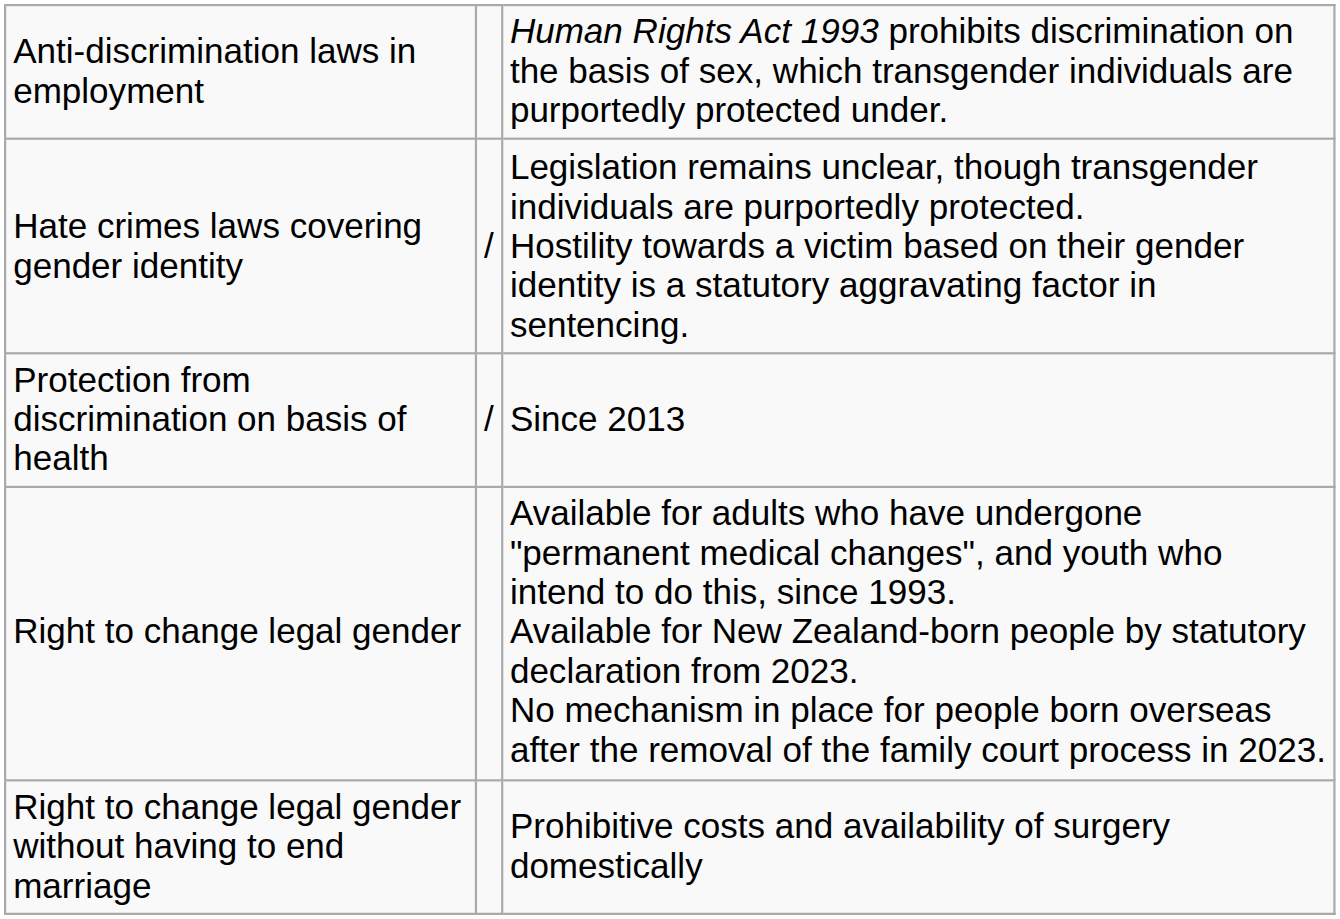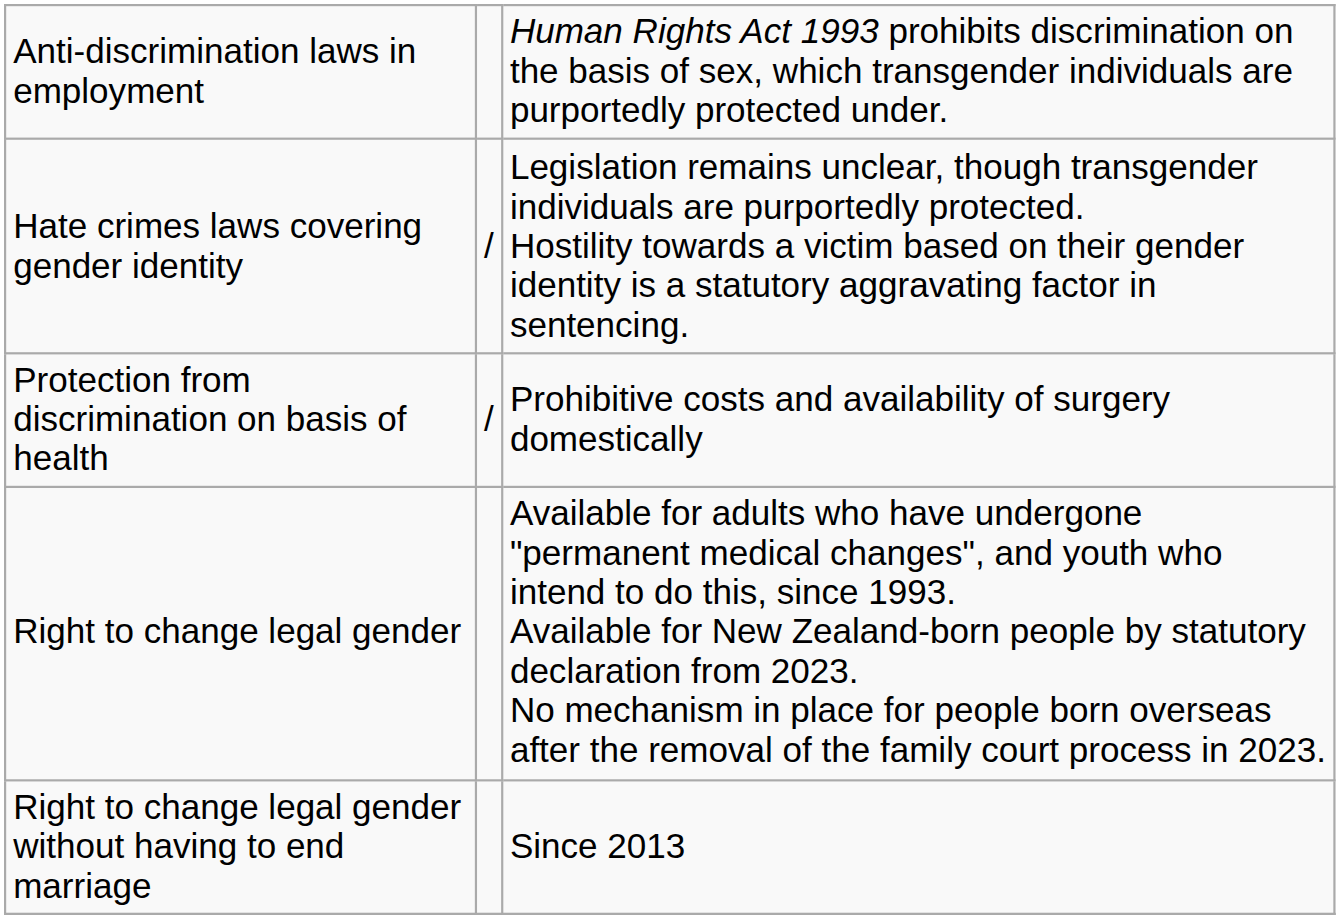(598, 419) Since 2013 -> (840, 419) Prohibitive costs and availability of surgery domestically
(840, 845) Prohibitive costs and availability of surgery domestically -> (598, 845) Since 2013
